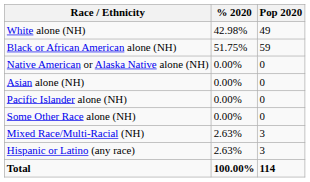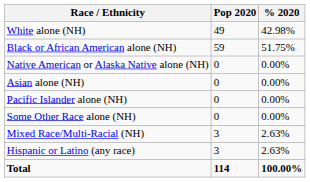columns swapped: (281, 13) <-> (234, 13)
